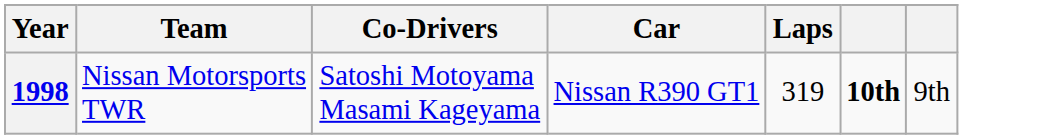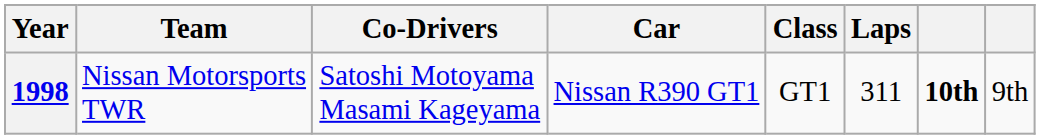+ column: (805, 28)
(803, 92) 319 -> (881, 92) 311
